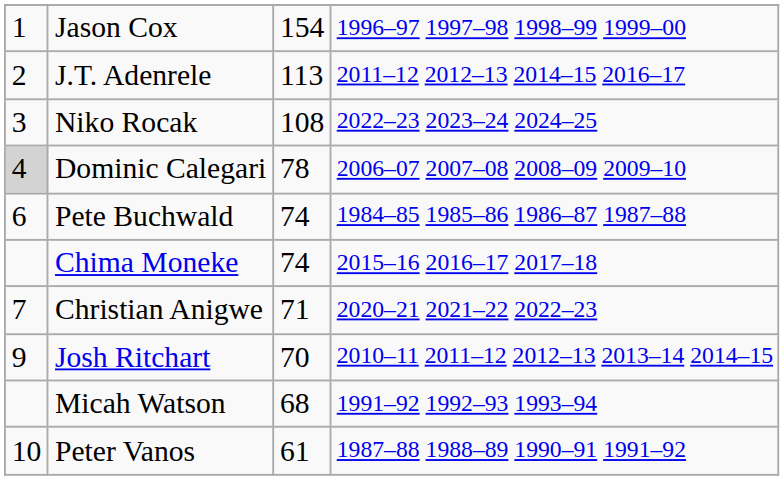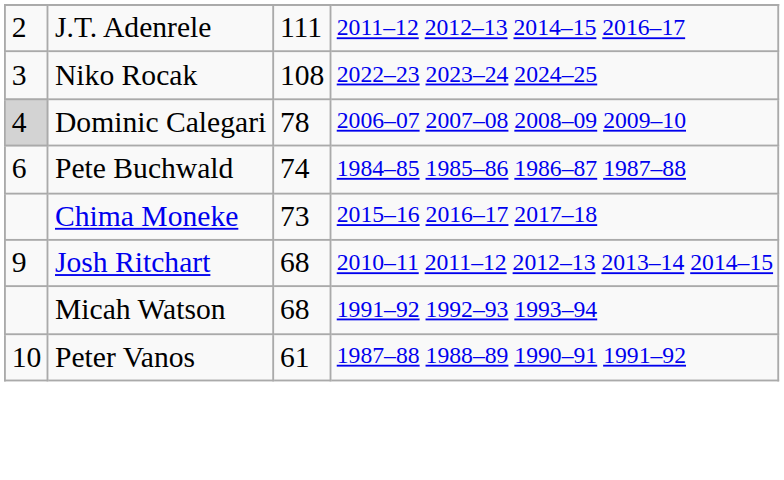- row: (116, 27)
(302, 74) 113 -> (301, 27) 111
(295, 262) 74 -> (295, 215) 73
- row: (159, 309)
(295, 356) 70 -> (295, 262) 68
